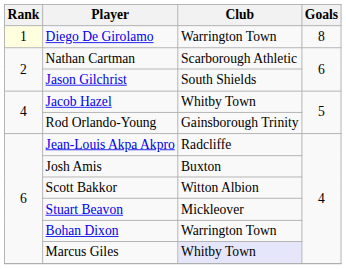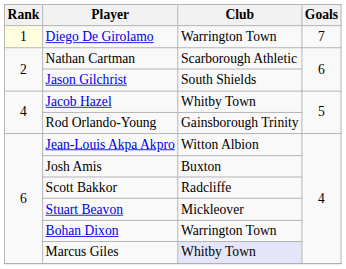(321, 36) 8 -> (321, 36) 7
(206, 144) Radcliffe -> (220, 144) Witton Albion
(220, 187) Witton Albion -> (206, 187) Radcliffe
